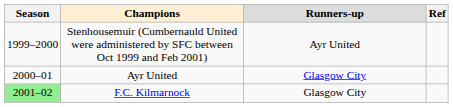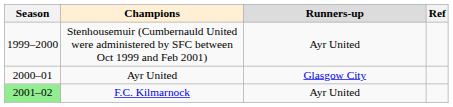(335, 93) Glasgow City -> (335, 93) Ayr United
